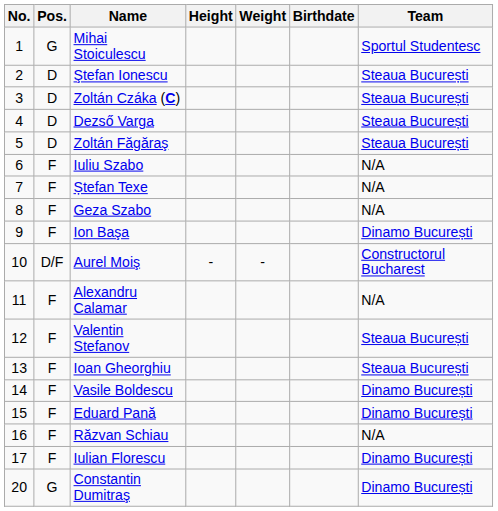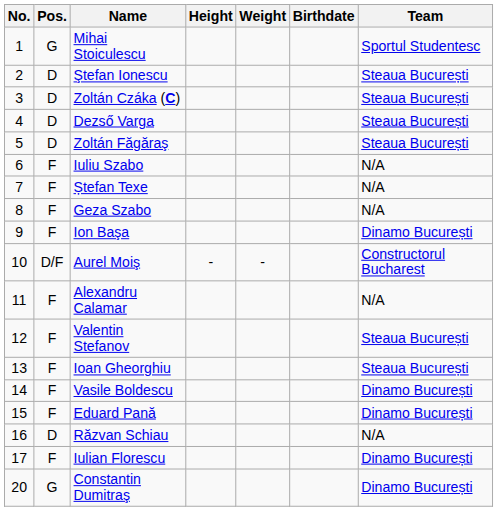(52, 435) F -> (52, 435) D
